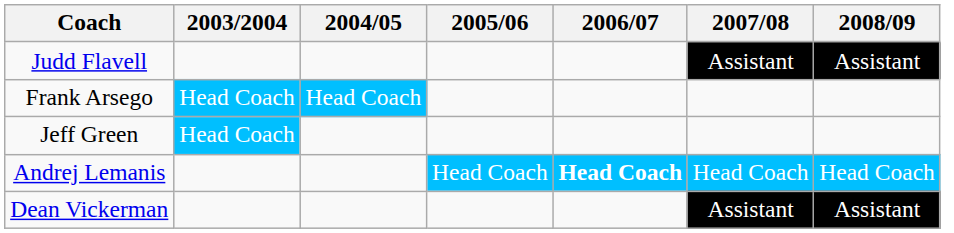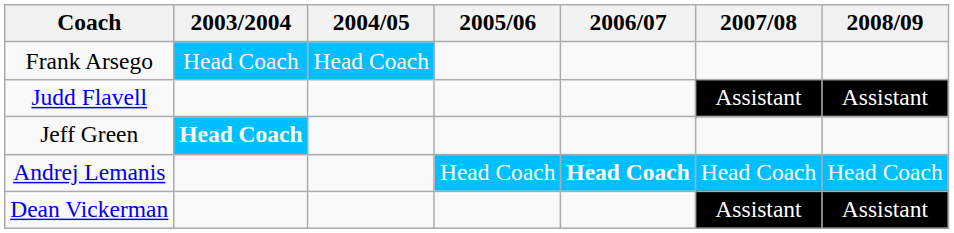rows swapped: (89, 97) <-> (89, 60)
(237, 135) normal -> (241, 135) bold
